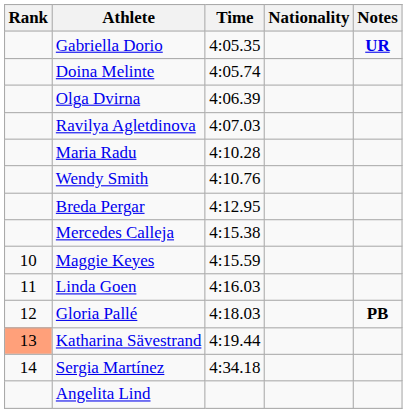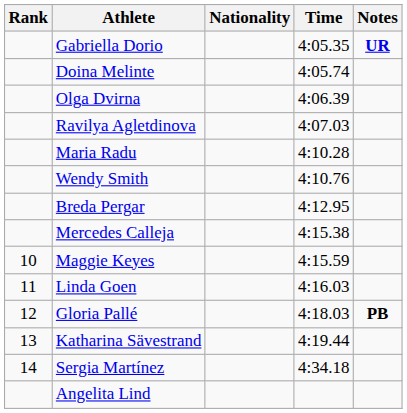columns swapped: (309, 17) <-> (235, 17)
(28, 340) lightsalmon background -> (28, 340) no background
